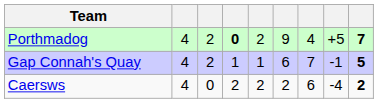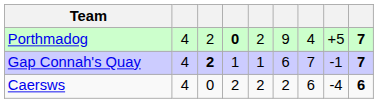(210, 62) normal -> (210, 62) bold
(361, 62) 5 -> (361, 62) 7
(361, 86) 2 -> (361, 86) 6
